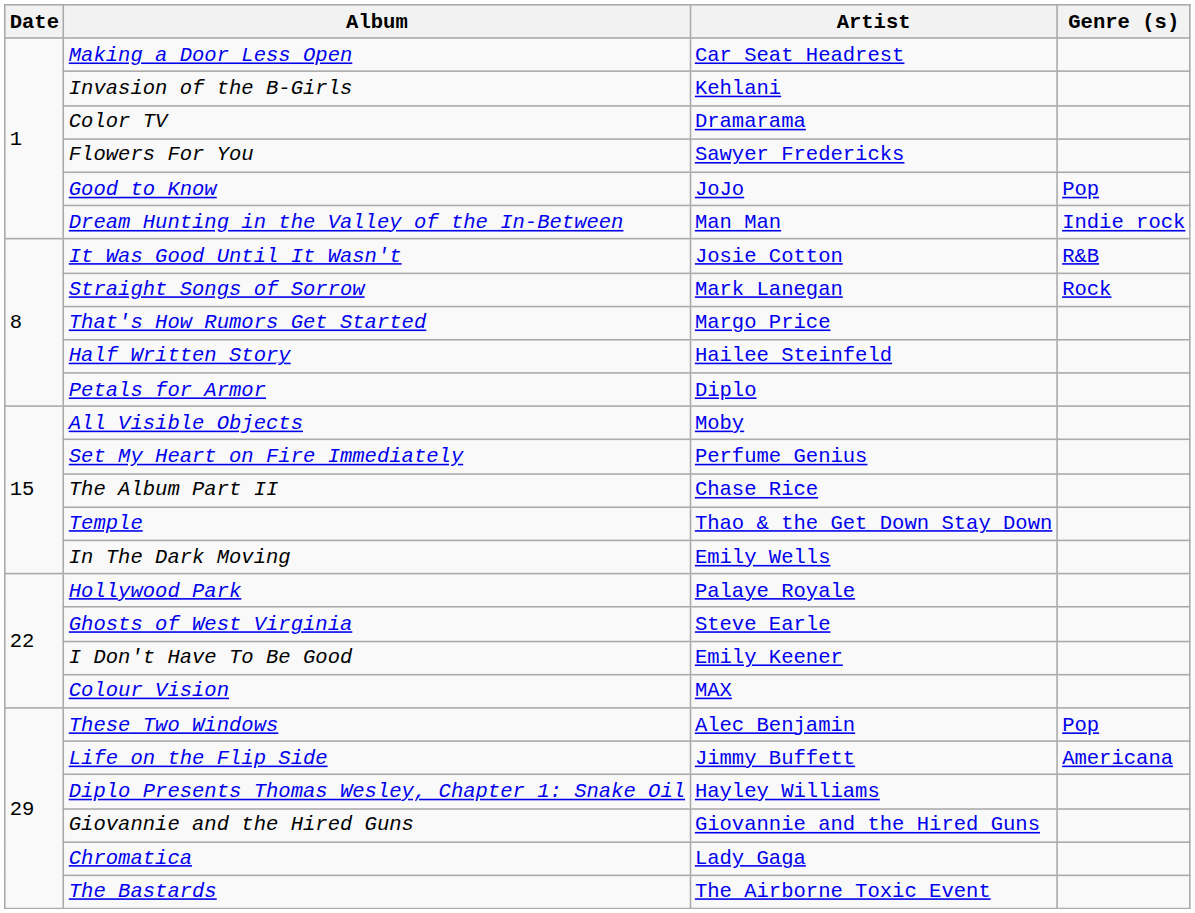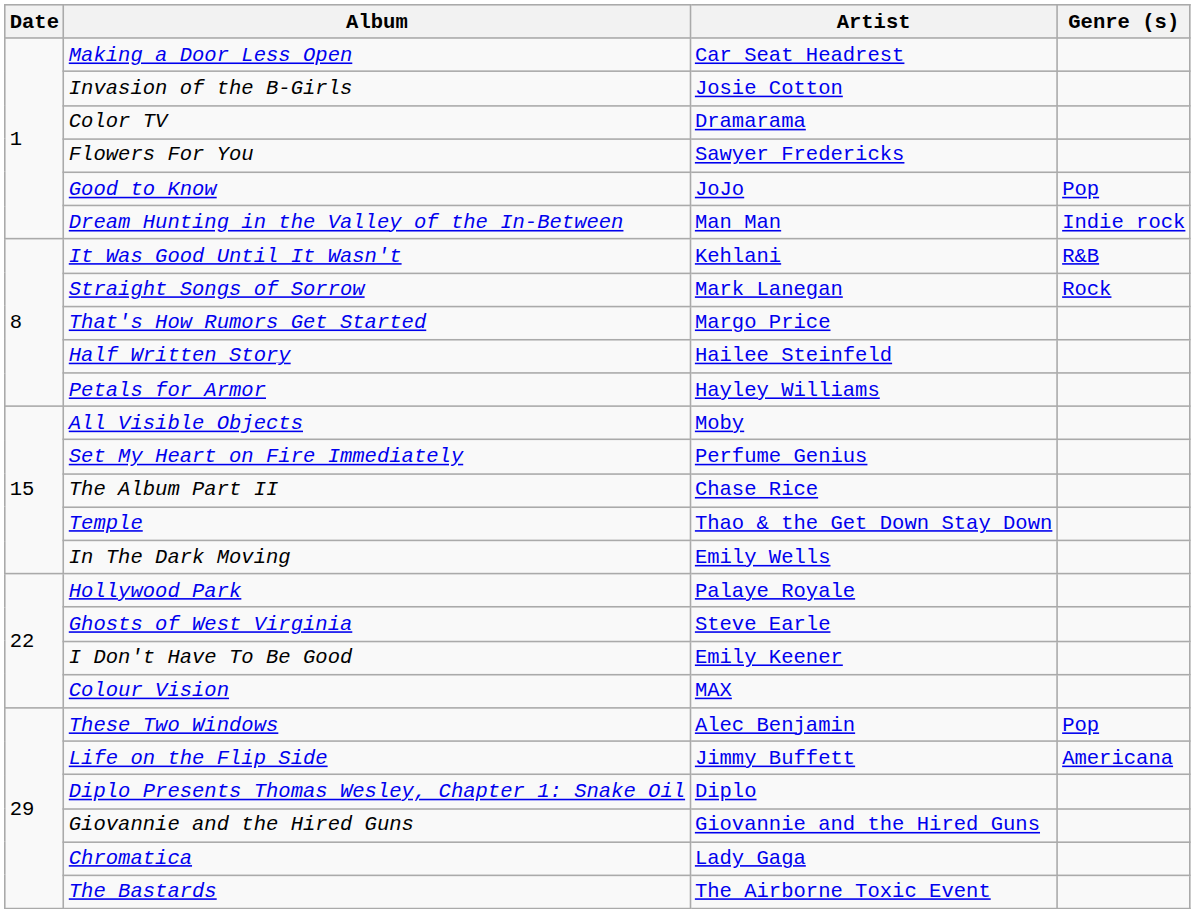(738, 88) Kehlani -> (769, 88) Josie Cotton
(769, 256) Josie Cotton -> (738, 256) Kehlani
(726, 390) Diplo -> (787, 390) Hayley Williams
(787, 791) Hayley Williams -> (726, 791) Diplo
